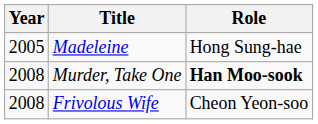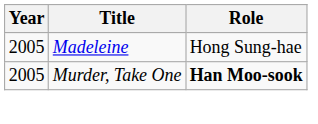(27, 75) 2008 -> (27, 75) 2005
- row: (106, 103)
